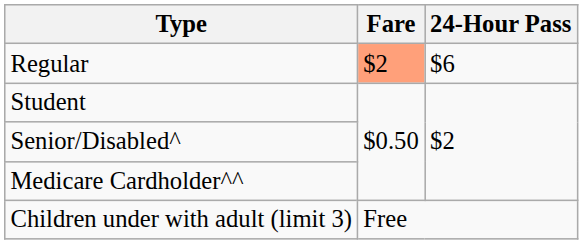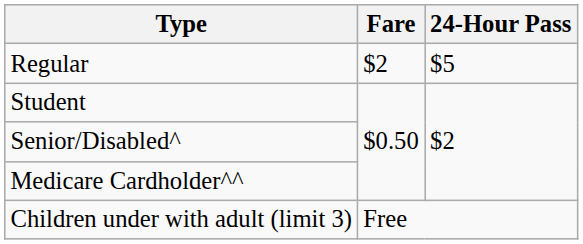(376, 63) lightsalmon background -> (376, 63) no background
(442, 63) $6 -> (442, 63) $5
